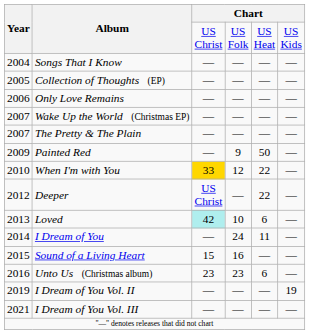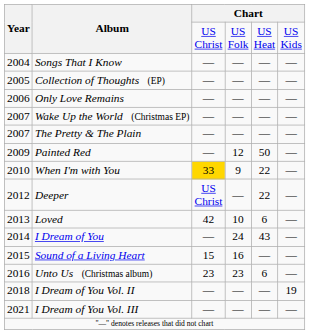(238, 152) 9 -> (238, 152) 12
(238, 170) 12 -> (238, 170) 9
(209, 219) paleturquoise background -> (209, 219) no background
(264, 237) 11 -> (264, 237) 43
(18, 291) 2019 -> (18, 291) 2018
